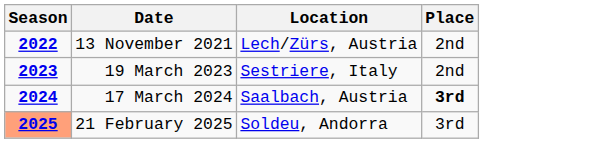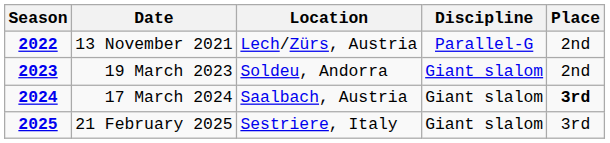+ column: (484, 18)
(319, 71) Sestriere, Italy -> (314, 71) Soldeu, Andorra
(38, 125) lightsalmon background -> (38, 125) no background
(314, 125) Soldeu, Andorra -> (319, 125) Sestriere, Italy
